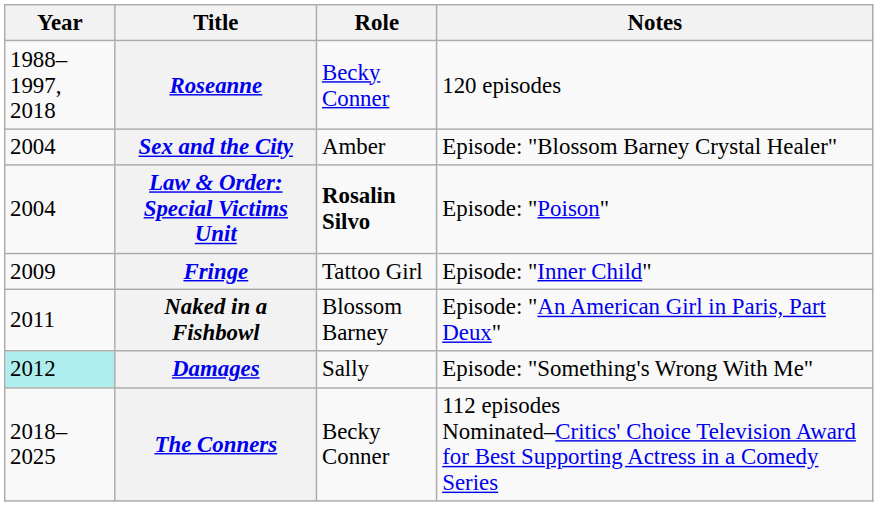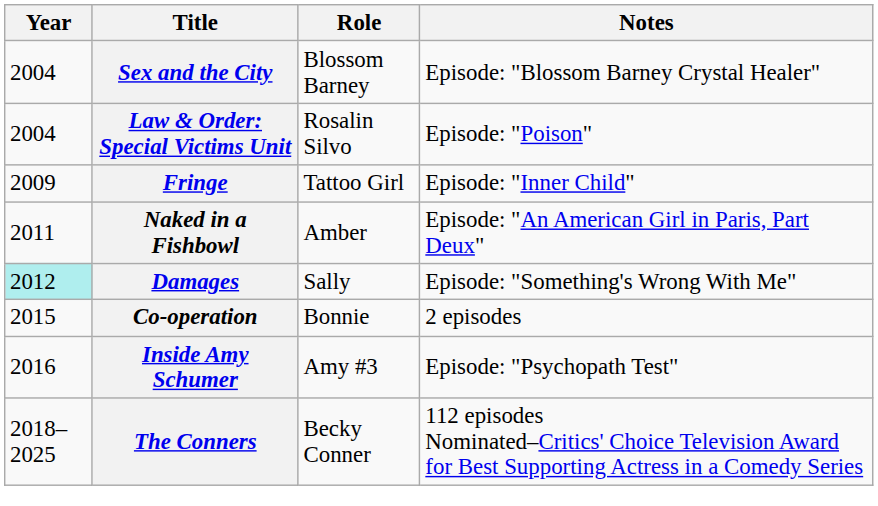- row: (216, 84)
(354, 146) Amber -> (343, 71) Blossom Barney
(359, 208) bold -> (338, 133) normal
(362, 319) Blossom Barney -> (335, 232) Amber
+ row: (195, 317)
+ row: (195, 366)
